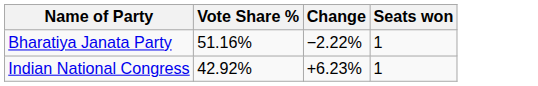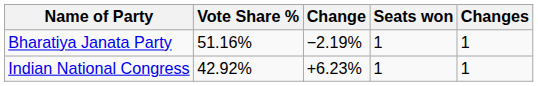+ column: (495, 17)
(334, 42) −2.22% -> (334, 42) −2.19%
